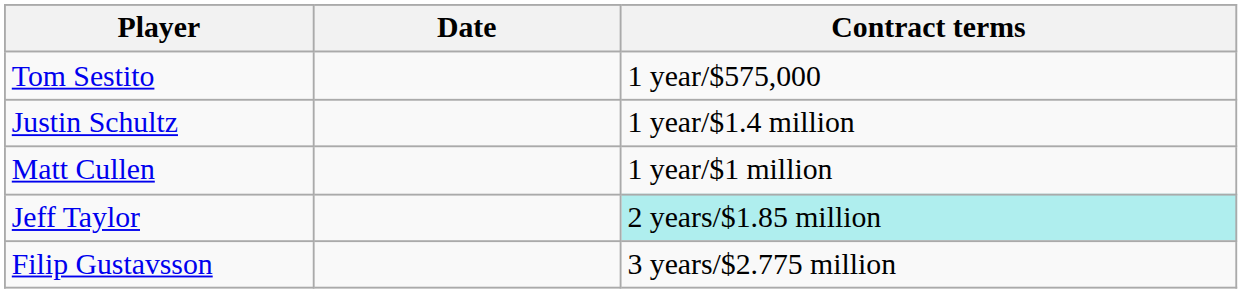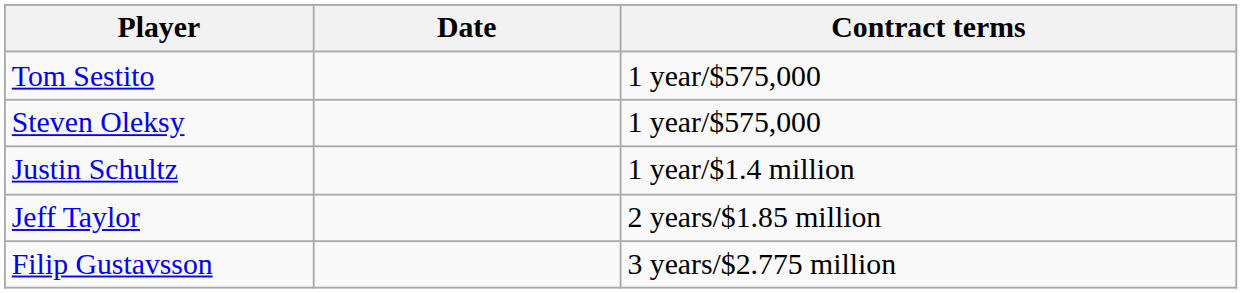+ row: (98, 122)
- row: (83, 169)
(754, 216) paleturquoise background -> (754, 216) no background
